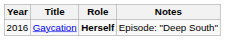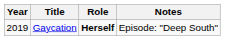(17, 27) 2016 -> (17, 27) 2019
